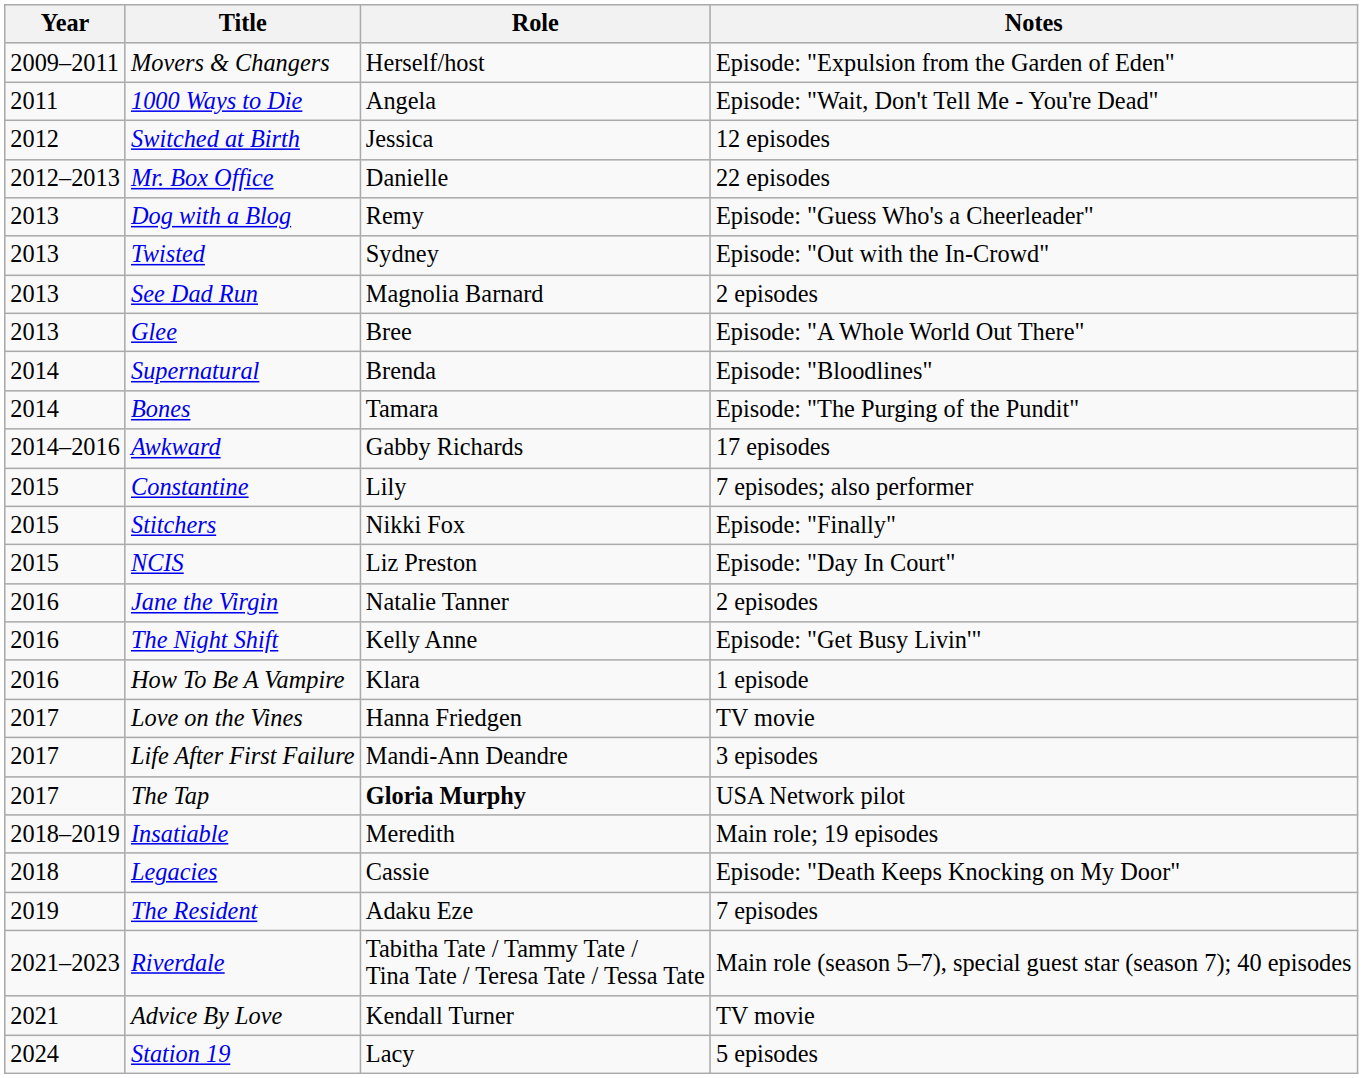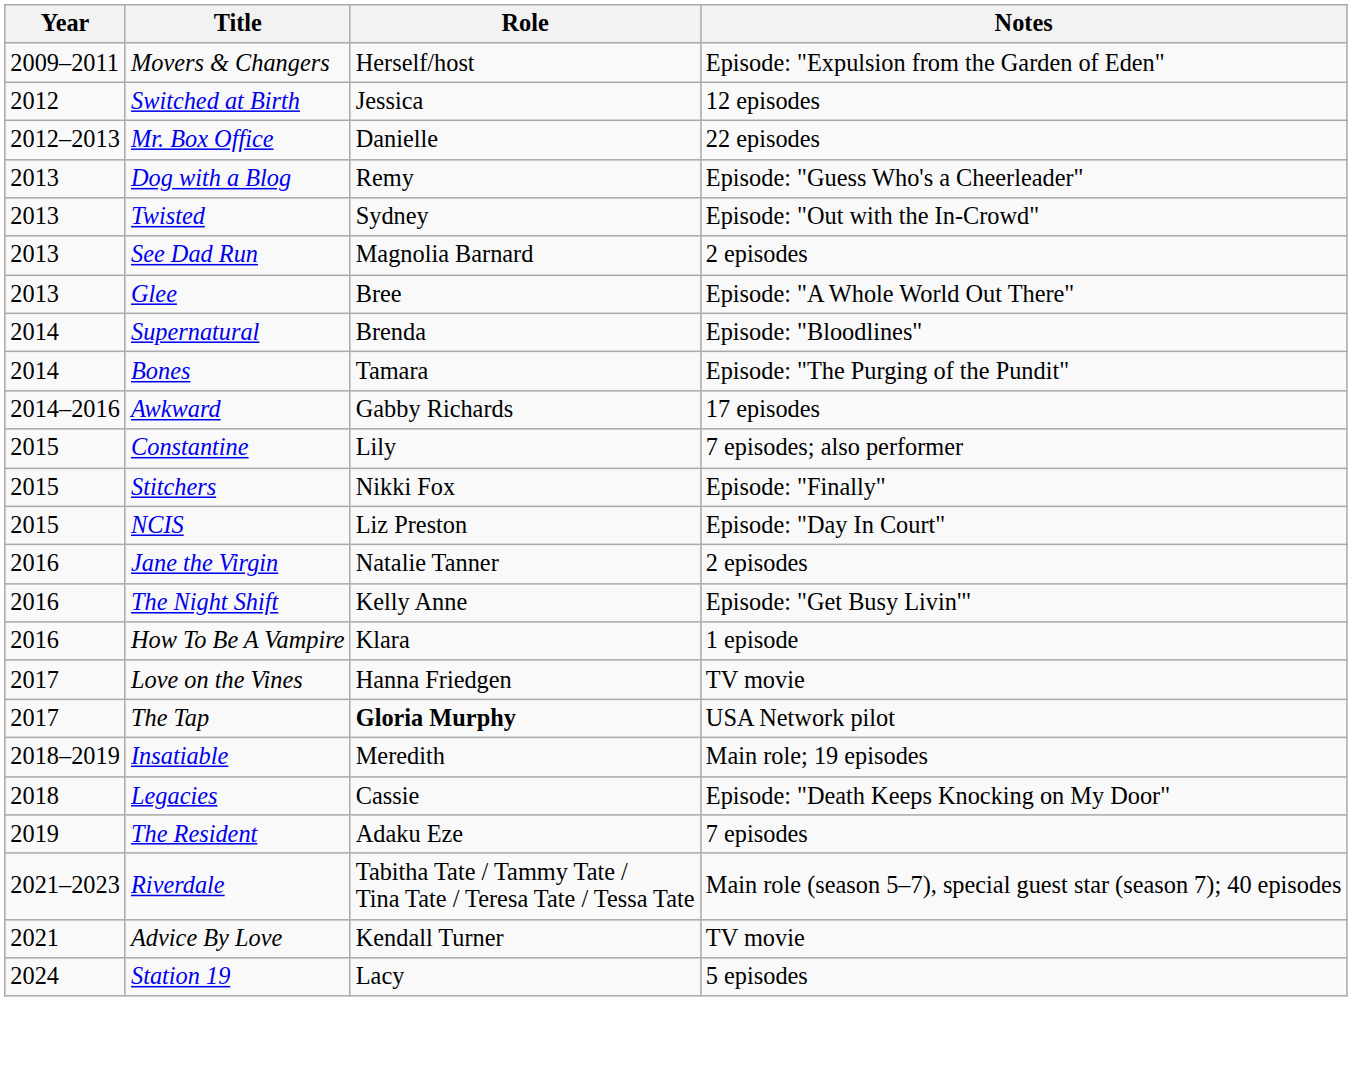- row: (217, 100)
- row: (243, 756)
